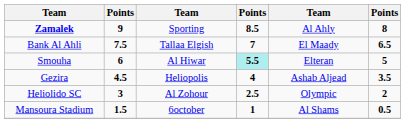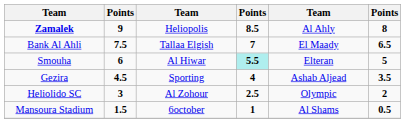(186, 28) Sporting -> (186, 28) Heliopolis
(186, 77) Heliopolis -> (186, 77) Sporting
